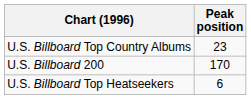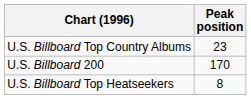(220, 84) 6 -> (220, 84) 8
